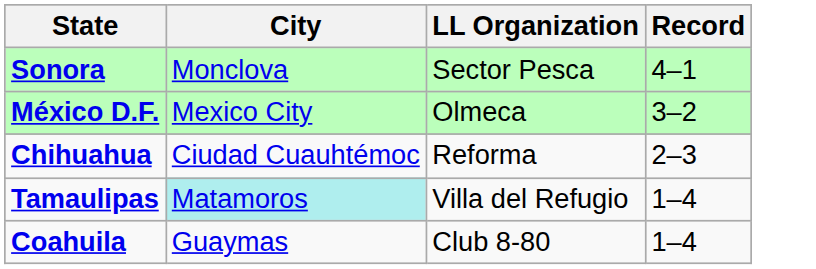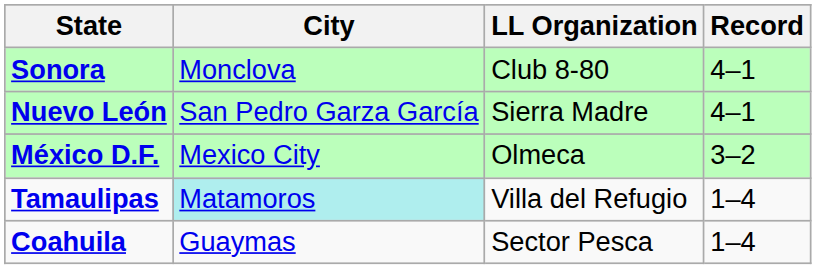(513, 69) Sector Pesca -> (550, 69) Club 8-80
+ row: (89, 112)
- row: (81, 155)
(491, 241) Club 8-80 -> (572, 241) Sector Pesca
